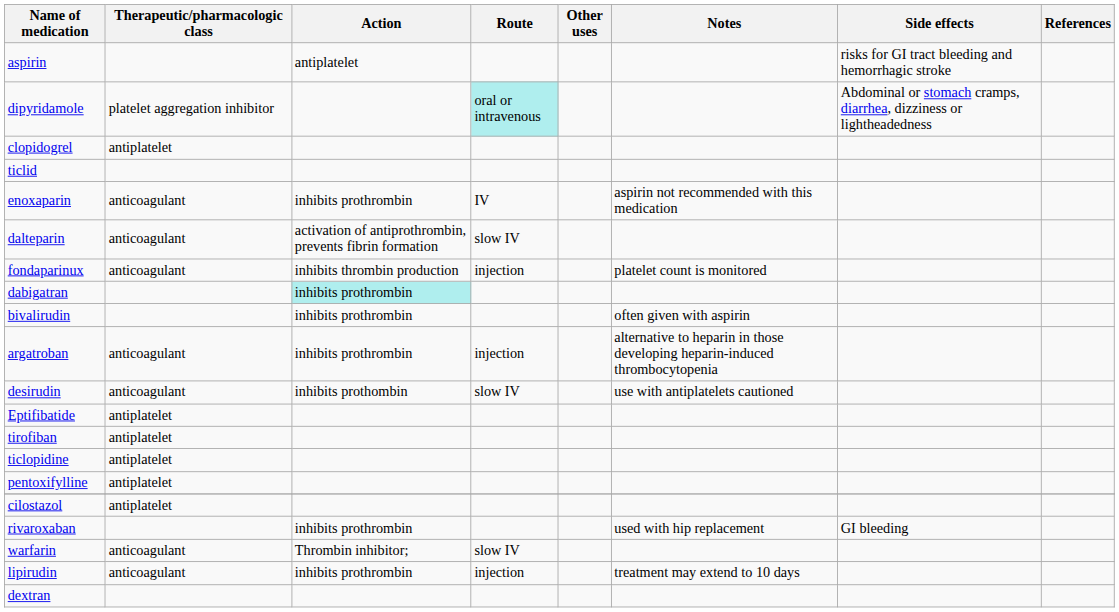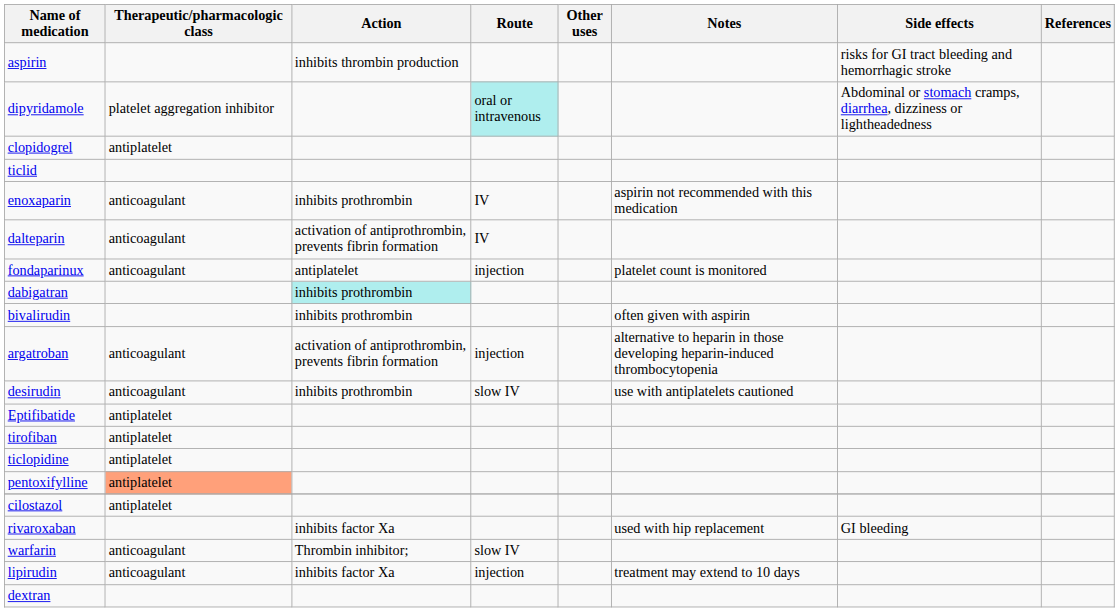(326, 62) antiplatelet -> (377, 62) inhibits thrombin production
(497, 239) slow IV -> (482, 239) IV
(377, 269) inhibits thrombin production -> (326, 269) antiplatelet
(354, 353) inhibits prothrombin -> (380, 353) activation of antiprothrombin, prevents fibrin formation
(351, 392) inhibits prothombin -> (354, 392) inhibits prothrombin
(140, 482) no background -> (140, 482) lightsalmon background
(354, 527) inhibits prothrombin -> (345, 527) inhibits factor Xa
(354, 573) inhibits prothrombin -> (345, 573) inhibits factor Xa
